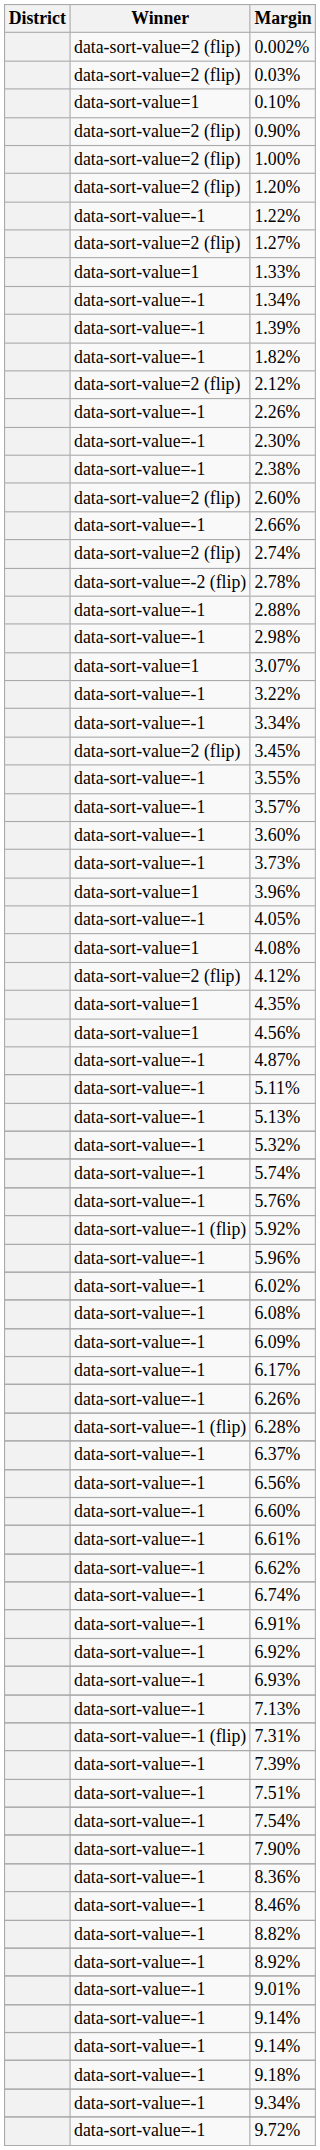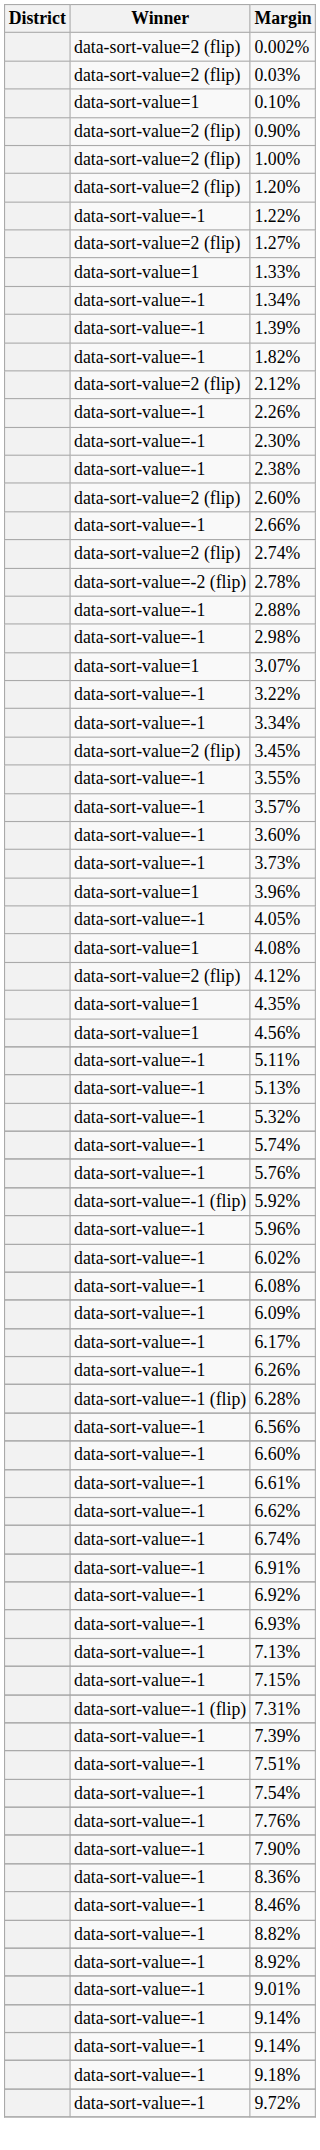- row: (140, 1060)
- row: (140, 1455)
+ row: (140, 1680)
+ row: (140, 1821)
- row: (140, 2102)
